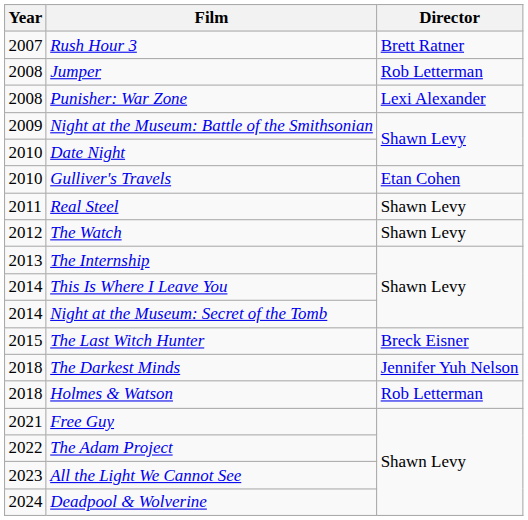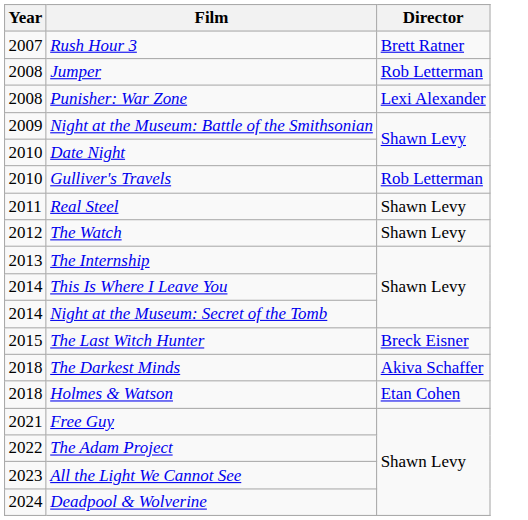(420, 179) Etan Cohen -> (432, 179) Rob Letterman
(450, 367) Jennifer Yuh Nelson -> (432, 367) Akiva Schaffer
(432, 394) Rob Letterman -> (420, 394) Etan Cohen
